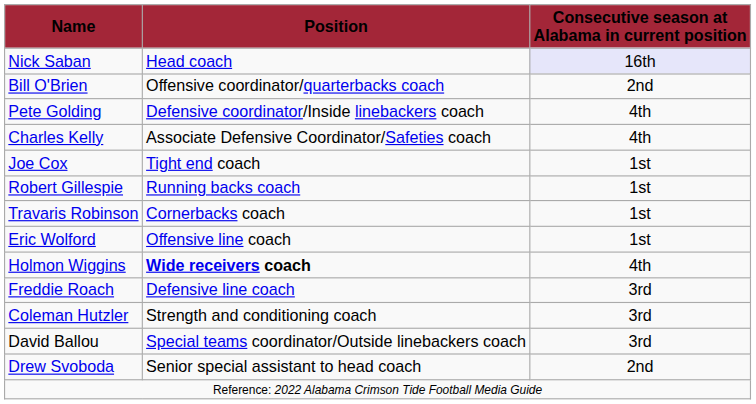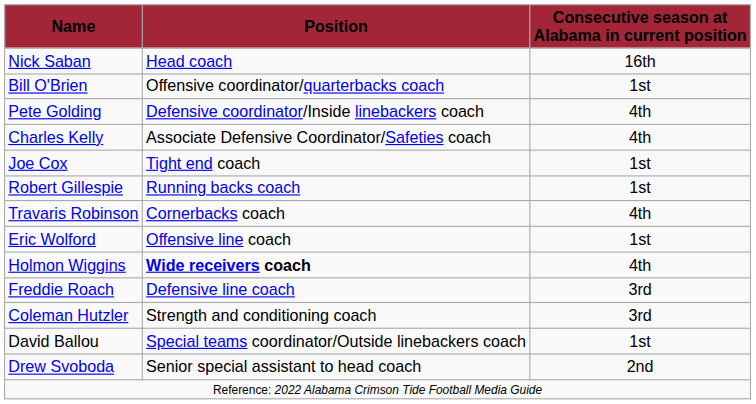(640, 61) lavender background -> (640, 61) no background
(640, 87) 2nd -> (640, 87) 1st
(640, 214) 1st -> (640, 214) 4th
(640, 341) 3rd -> (640, 341) 1st
